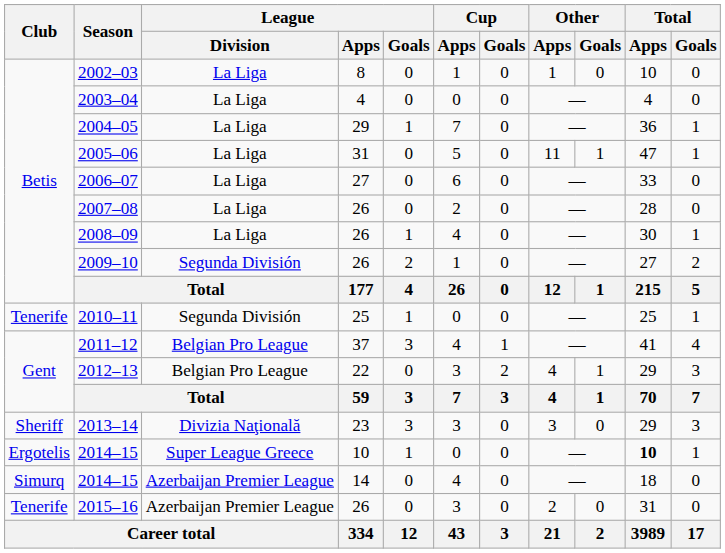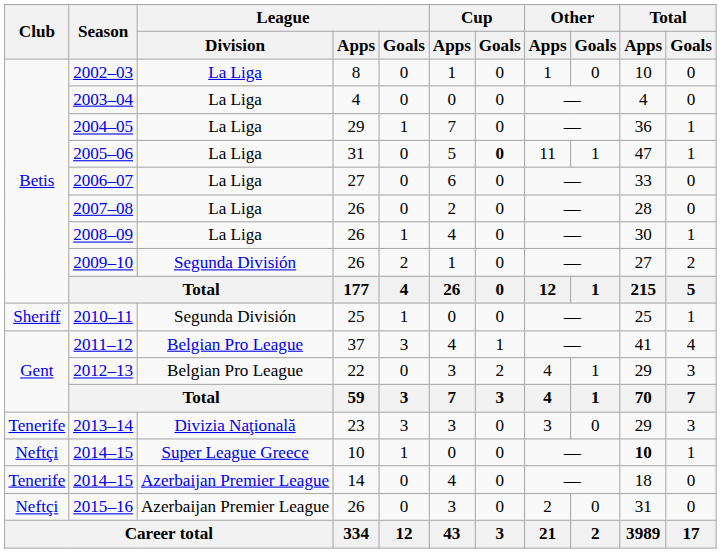(504, 153) normal -> (500, 153) bold
(39, 316) Tenerife -> (37, 316) Sheriff
(39, 425) Sheriff -> (37, 425) Tenerife
(39, 452) Ergotelis -> (37, 452) Neftçi
(39, 479) Simurq -> (37, 479) Tenerife
(39, 506) Tenerife -> (37, 506) Neftçi
